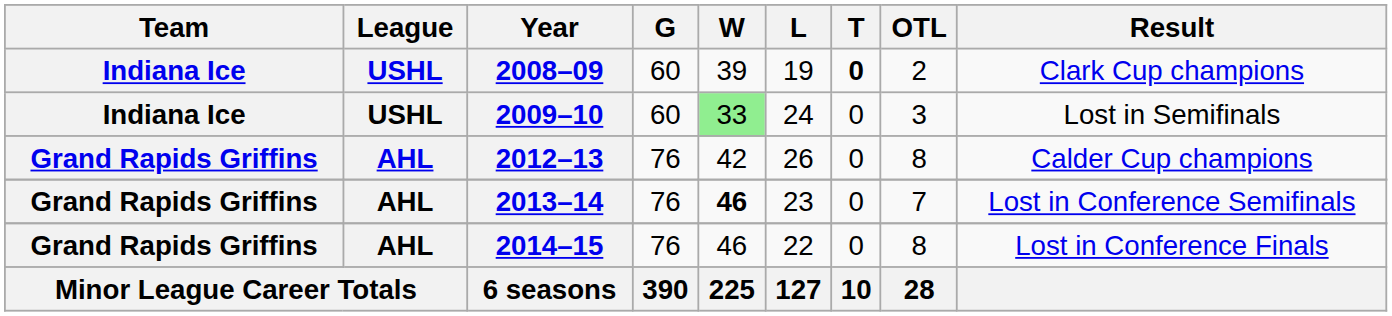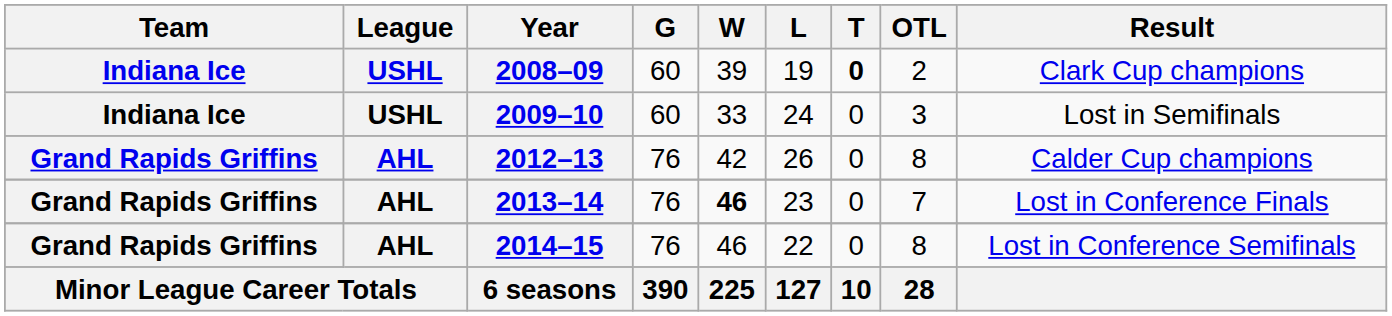(732, 115) lightgreen background -> (732, 115) no background
(1172, 202) Lost in Conference Semifinals -> (1172, 202) Lost in Conference Finals
(1172, 246) Lost in Conference Finals -> (1172, 246) Lost in Conference Semifinals
